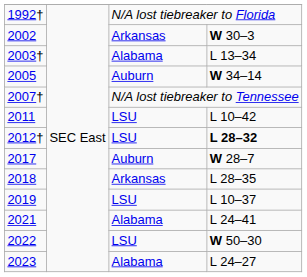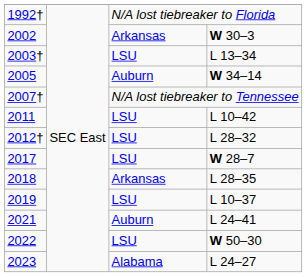(137, 55) Alabama -> (124, 55) LSU
(234, 138) bold -> (233, 138) normal
(132, 158) Auburn -> (124, 158) LSU
(137, 220) Alabama -> (132, 220) Auburn
